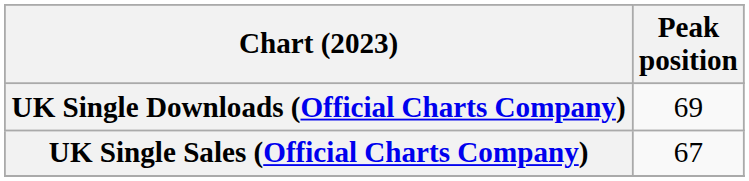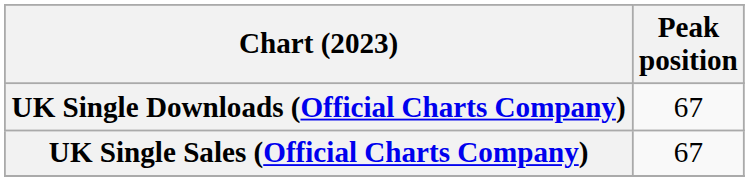(688, 106) 69 -> (688, 106) 67
